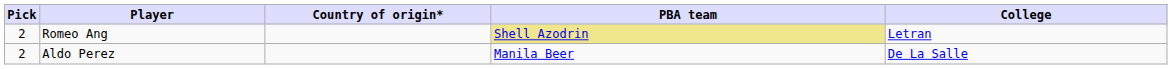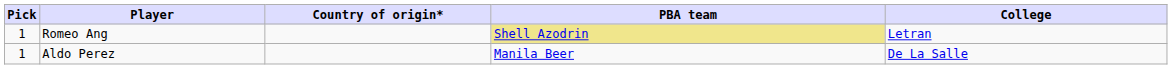(22, 34) 2 -> (22, 34) 1
(22, 54) 2 -> (22, 54) 1
